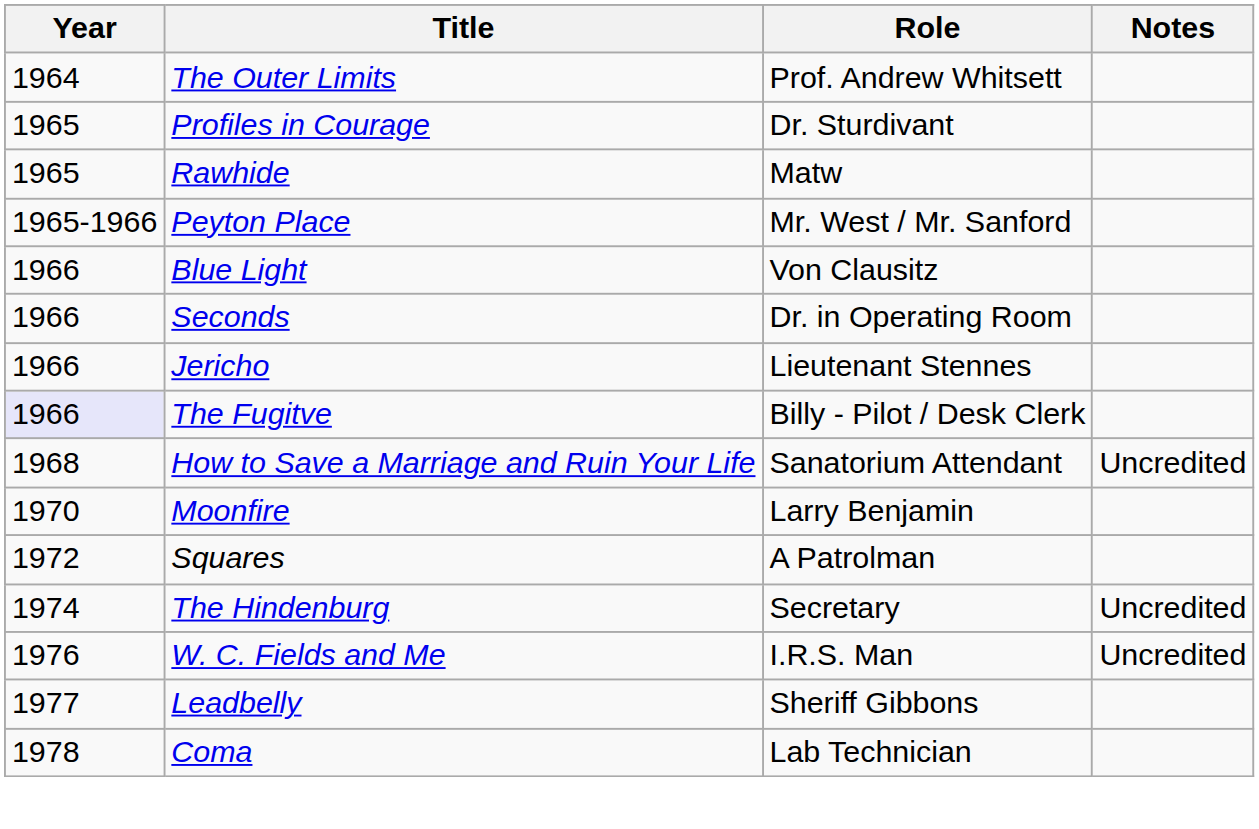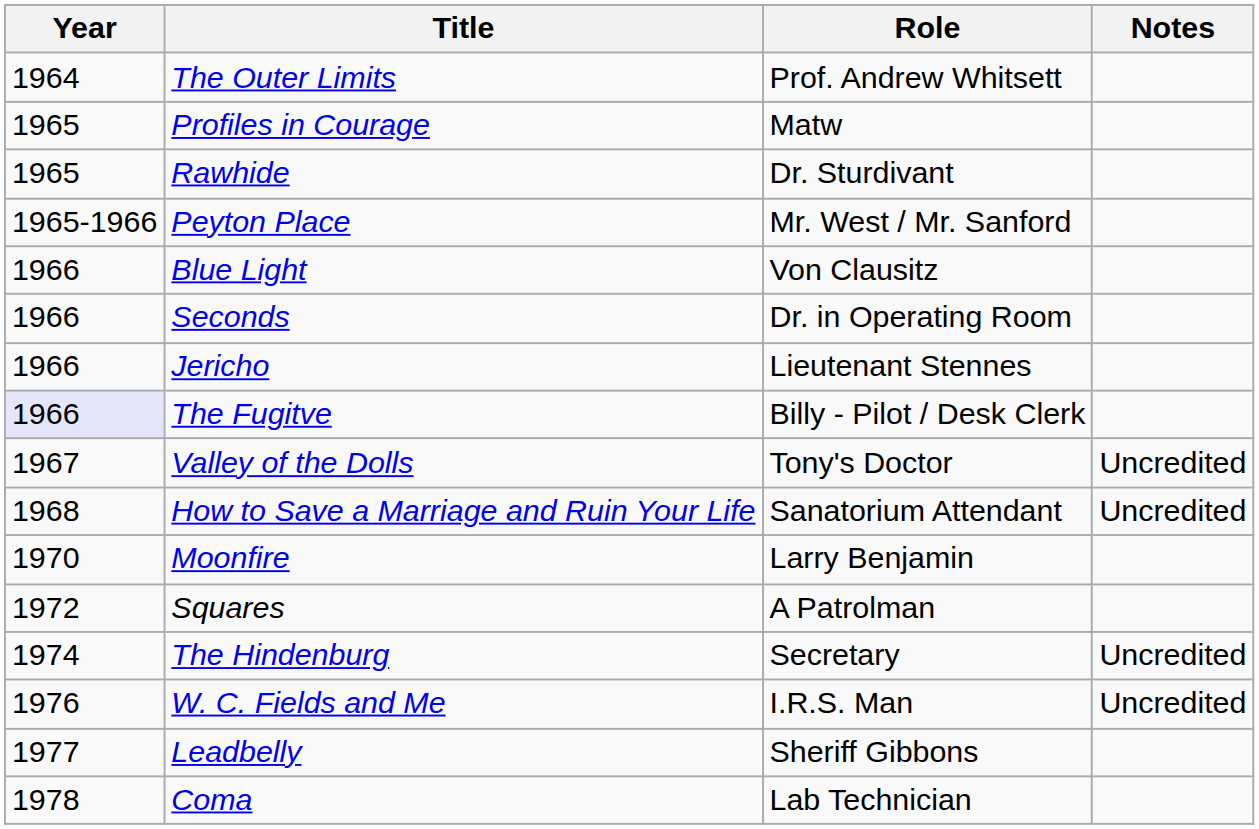(862, 125) Dr. Sturdivant -> (806, 125) Matw
(806, 173) Matw -> (862, 173) Dr. Sturdivant
+ row: (292, 462)
